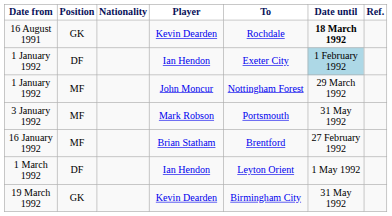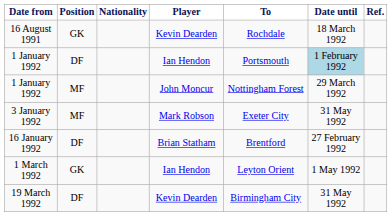(336, 34) bold -> (336, 34) normal
(266, 61) Exeter City -> (266, 61) Portsmouth
(266, 116) Portsmouth -> (266, 116) Exeter City
(77, 143) MF -> (77, 143) DF
(77, 170) DF -> (77, 170) GK
(77, 198) GK -> (77, 198) DF
